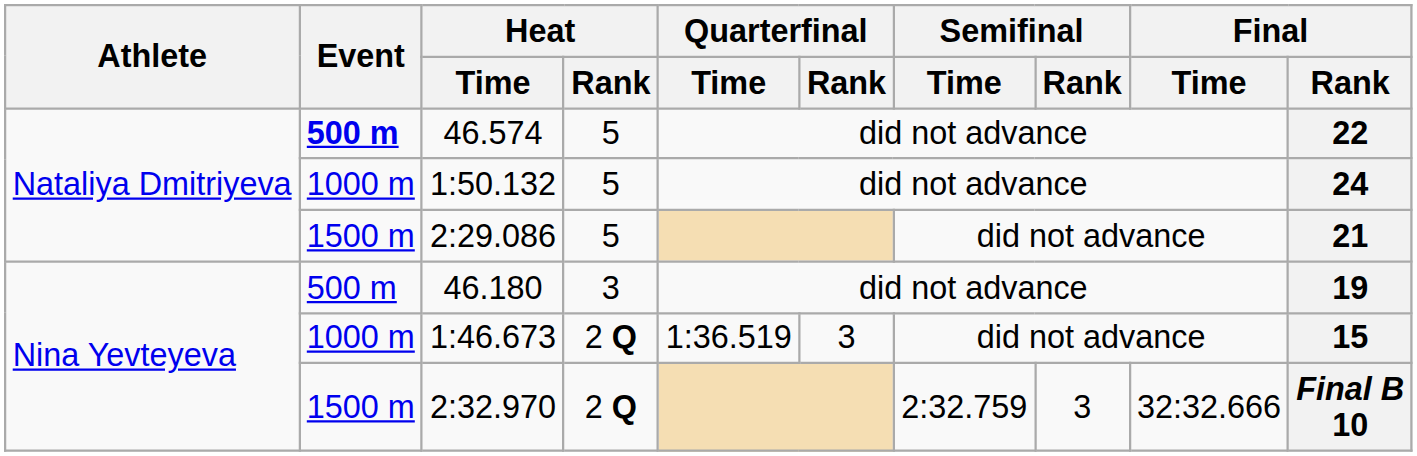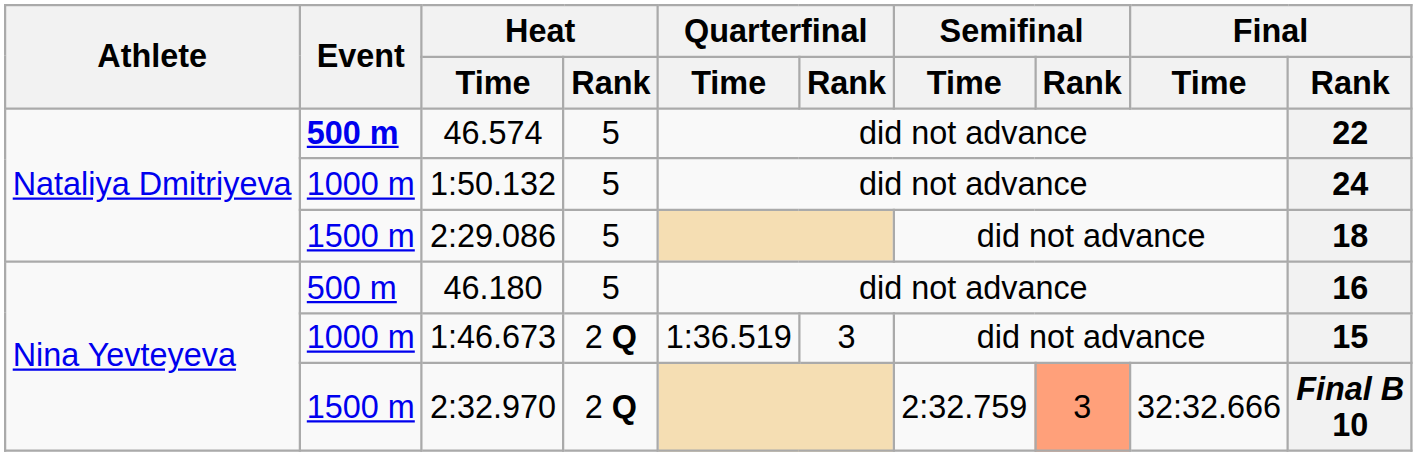(1350, 236) 21 -> (1350, 236) 18
(611, 287) 3 -> (611, 287) 5
(1350, 287) 19 -> (1350, 287) 16
(1082, 407) no background -> (1082, 407) lightsalmon background
